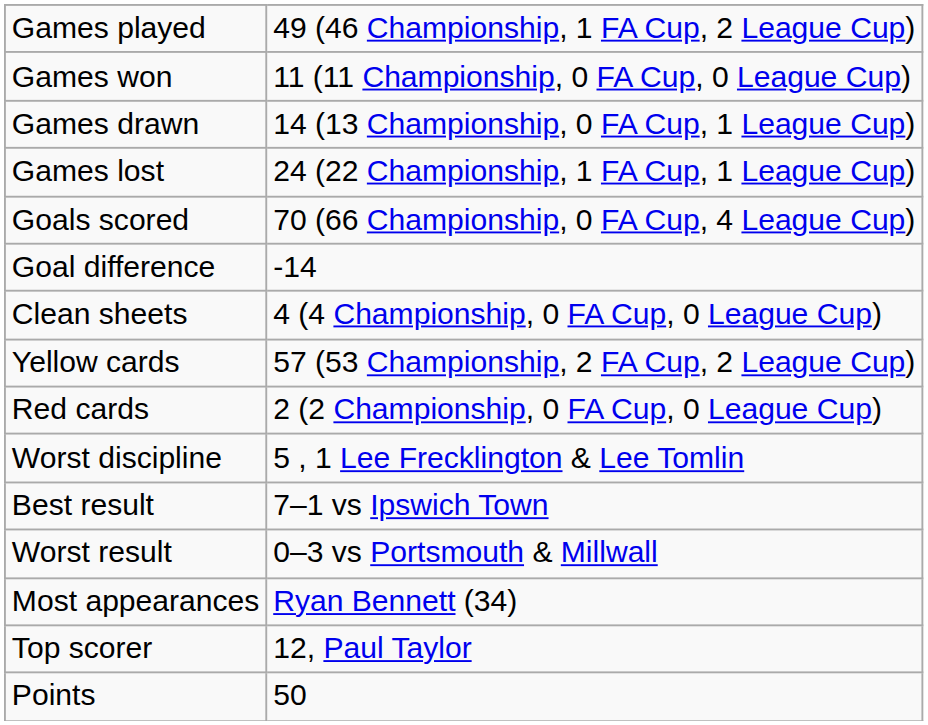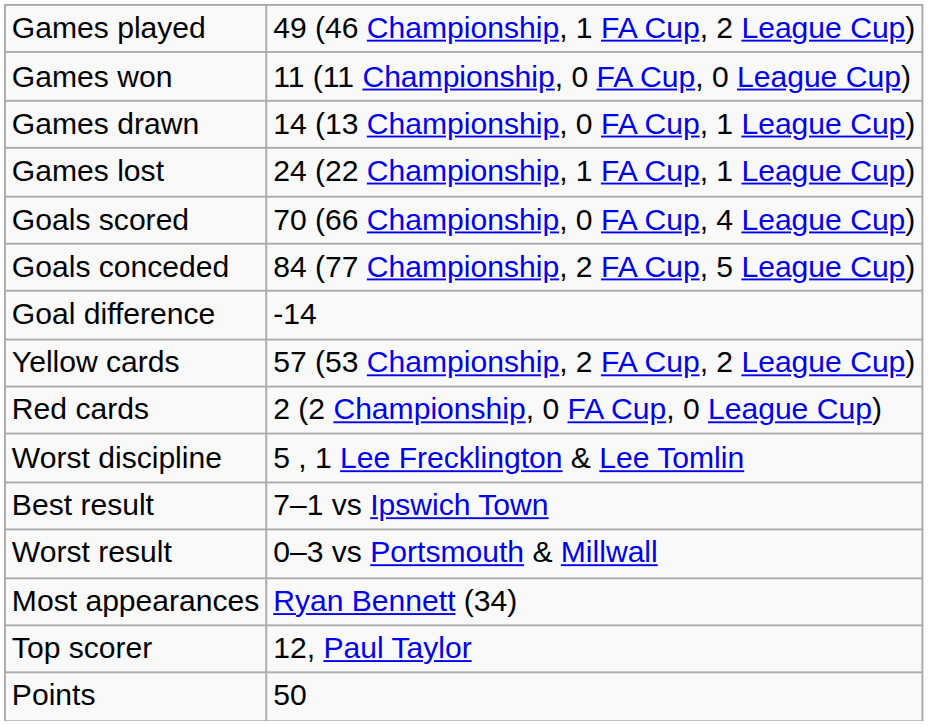+ row: (121, 266)
- row: (100, 314)
